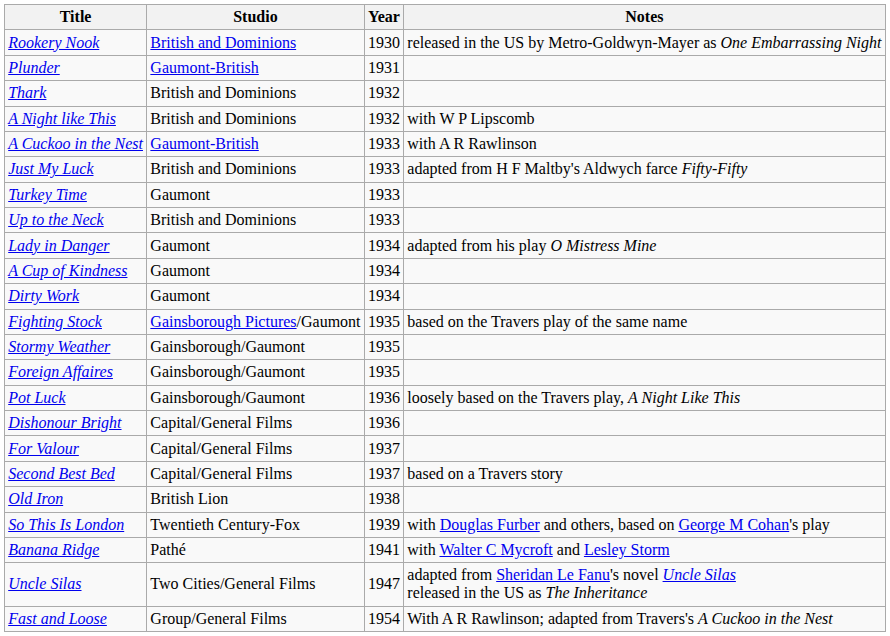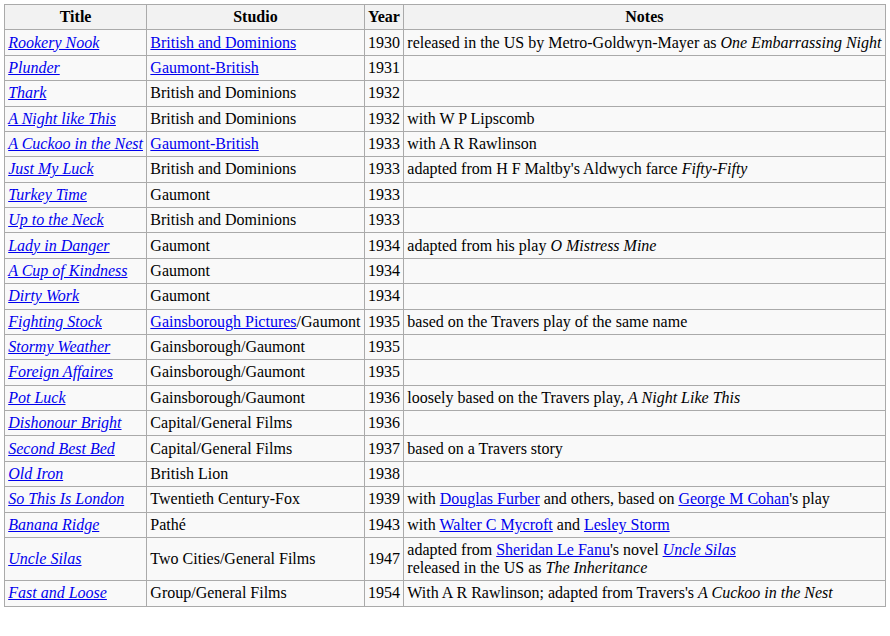- row: (44, 448)
(384, 550) 1941 -> (384, 524) 1943
